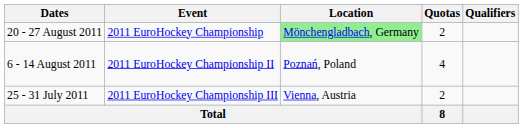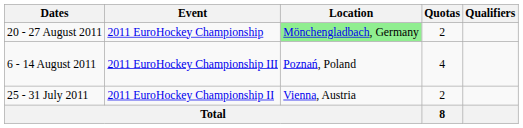(191, 63) 2011 EuroHockey Championship II -> (193, 63) 2011 EuroHockey Championship III
(193, 95) 2011 EuroHockey Championship III -> (191, 95) 2011 EuroHockey Championship II
